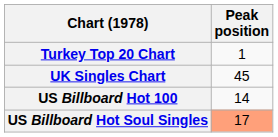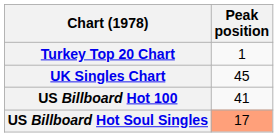(242, 98) 14 -> (242, 98) 41
